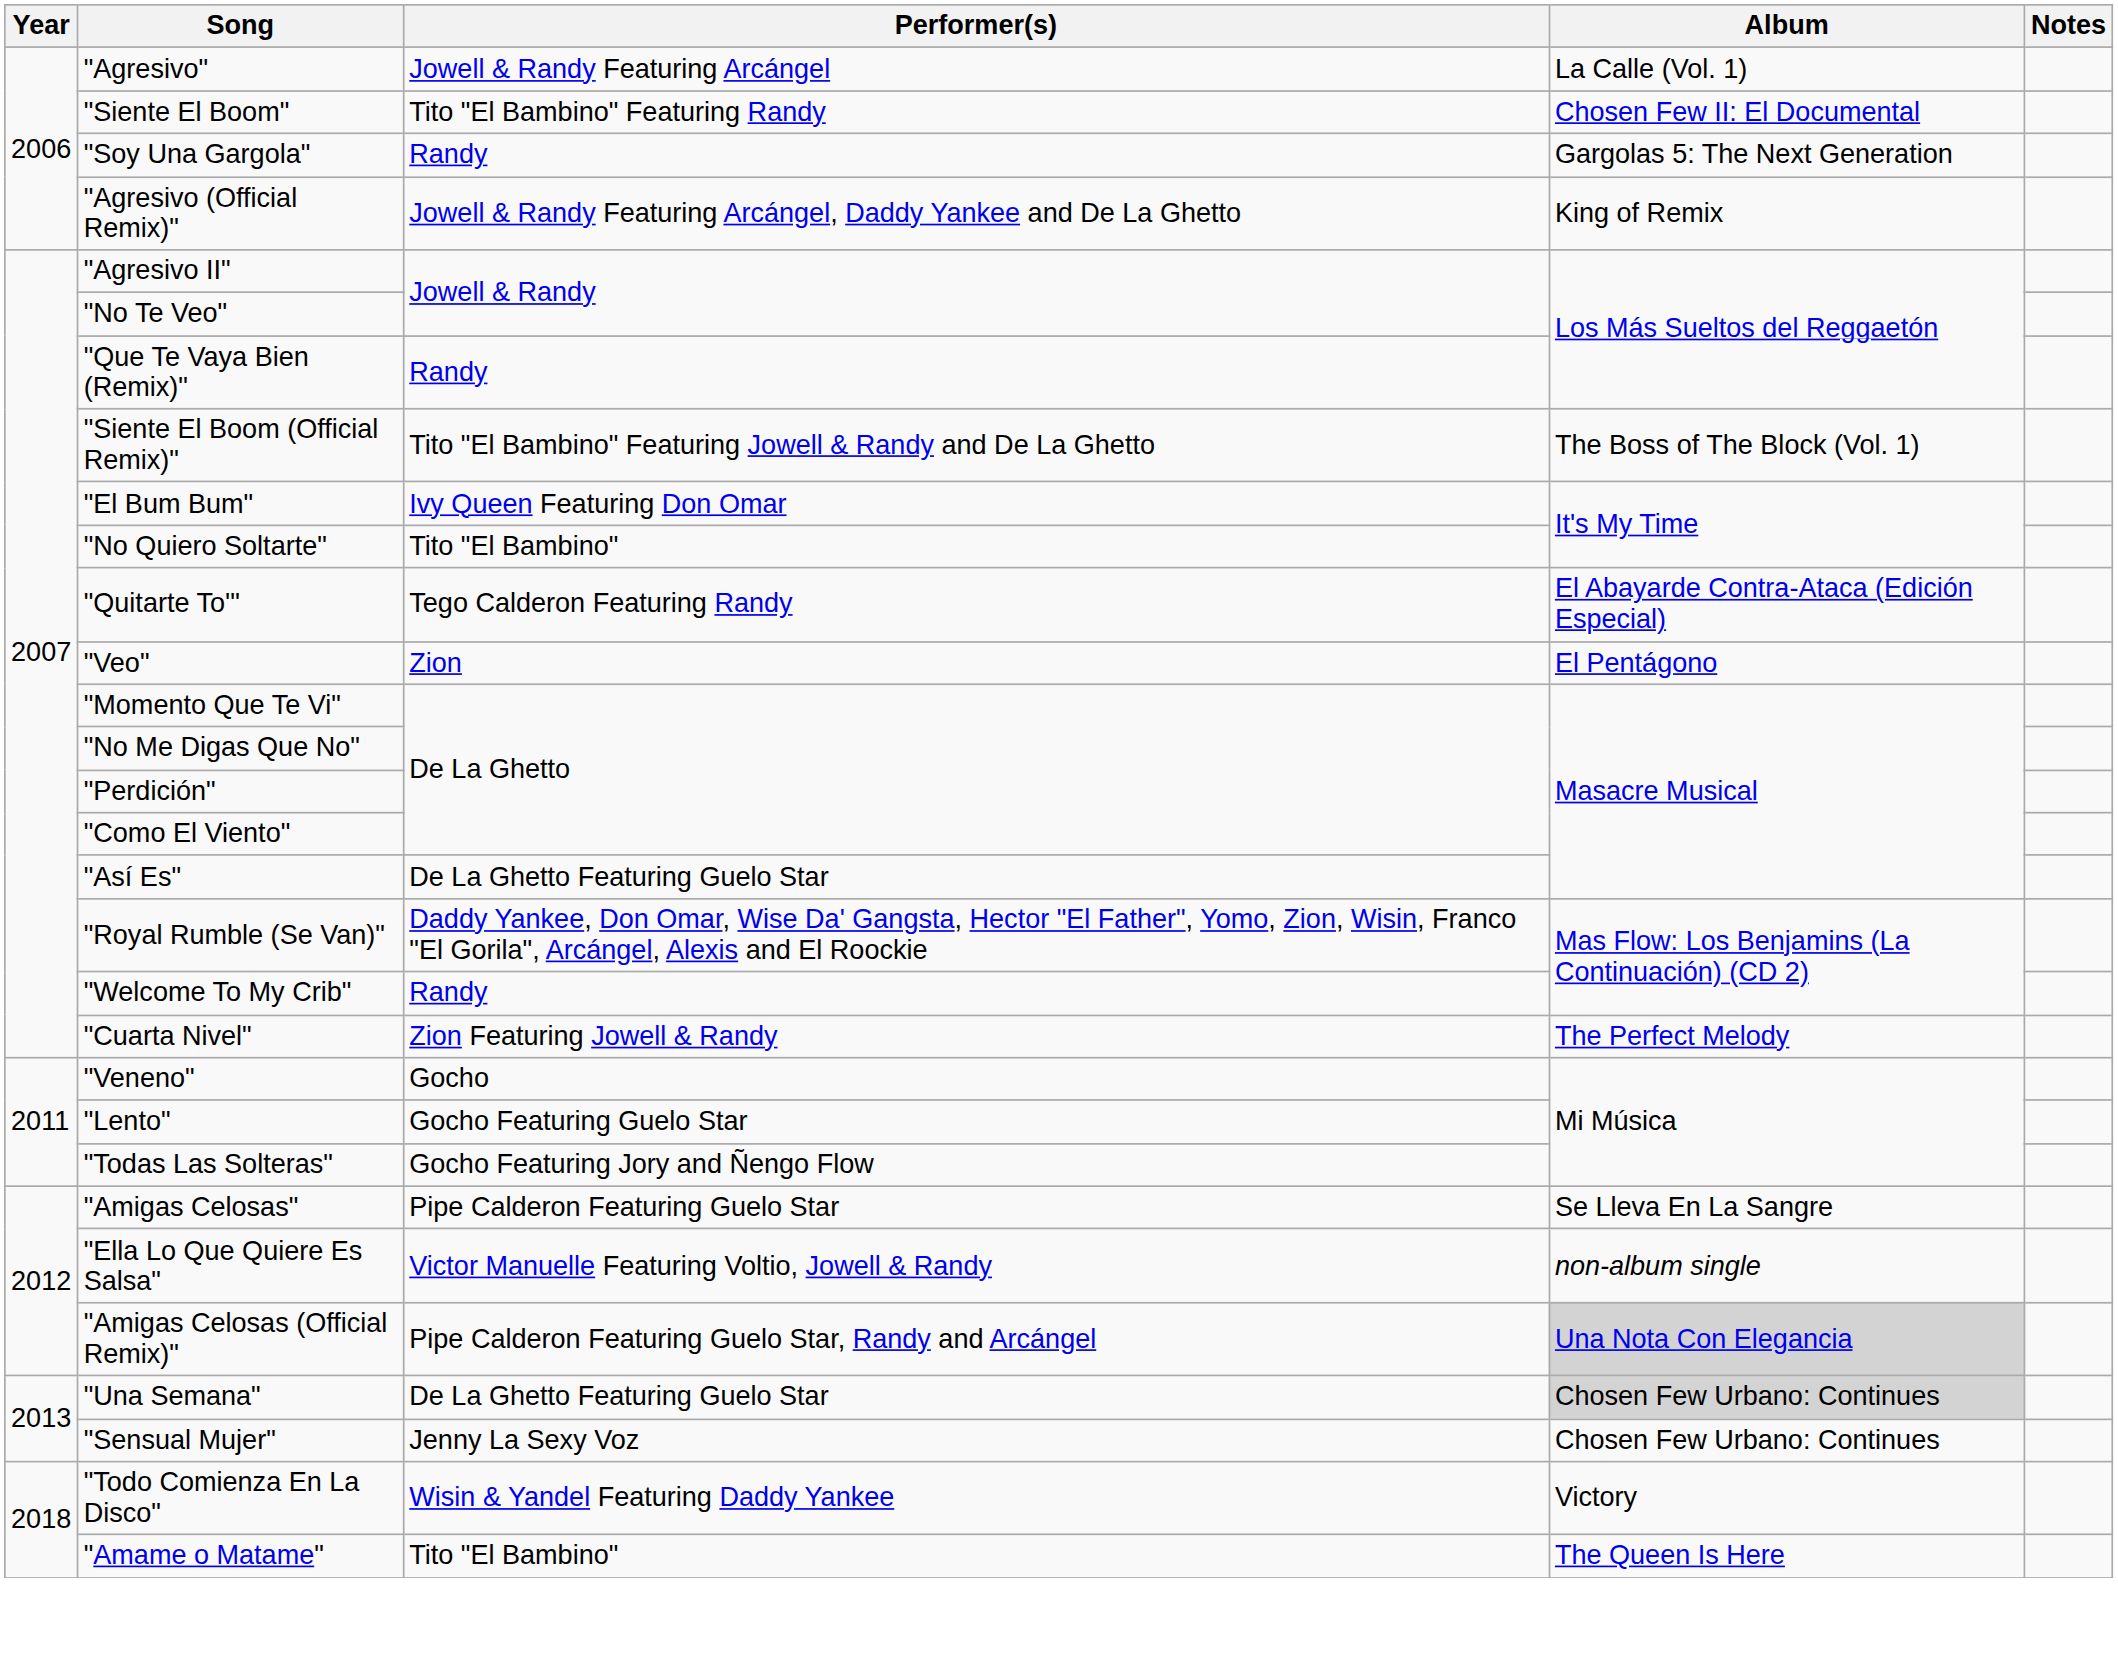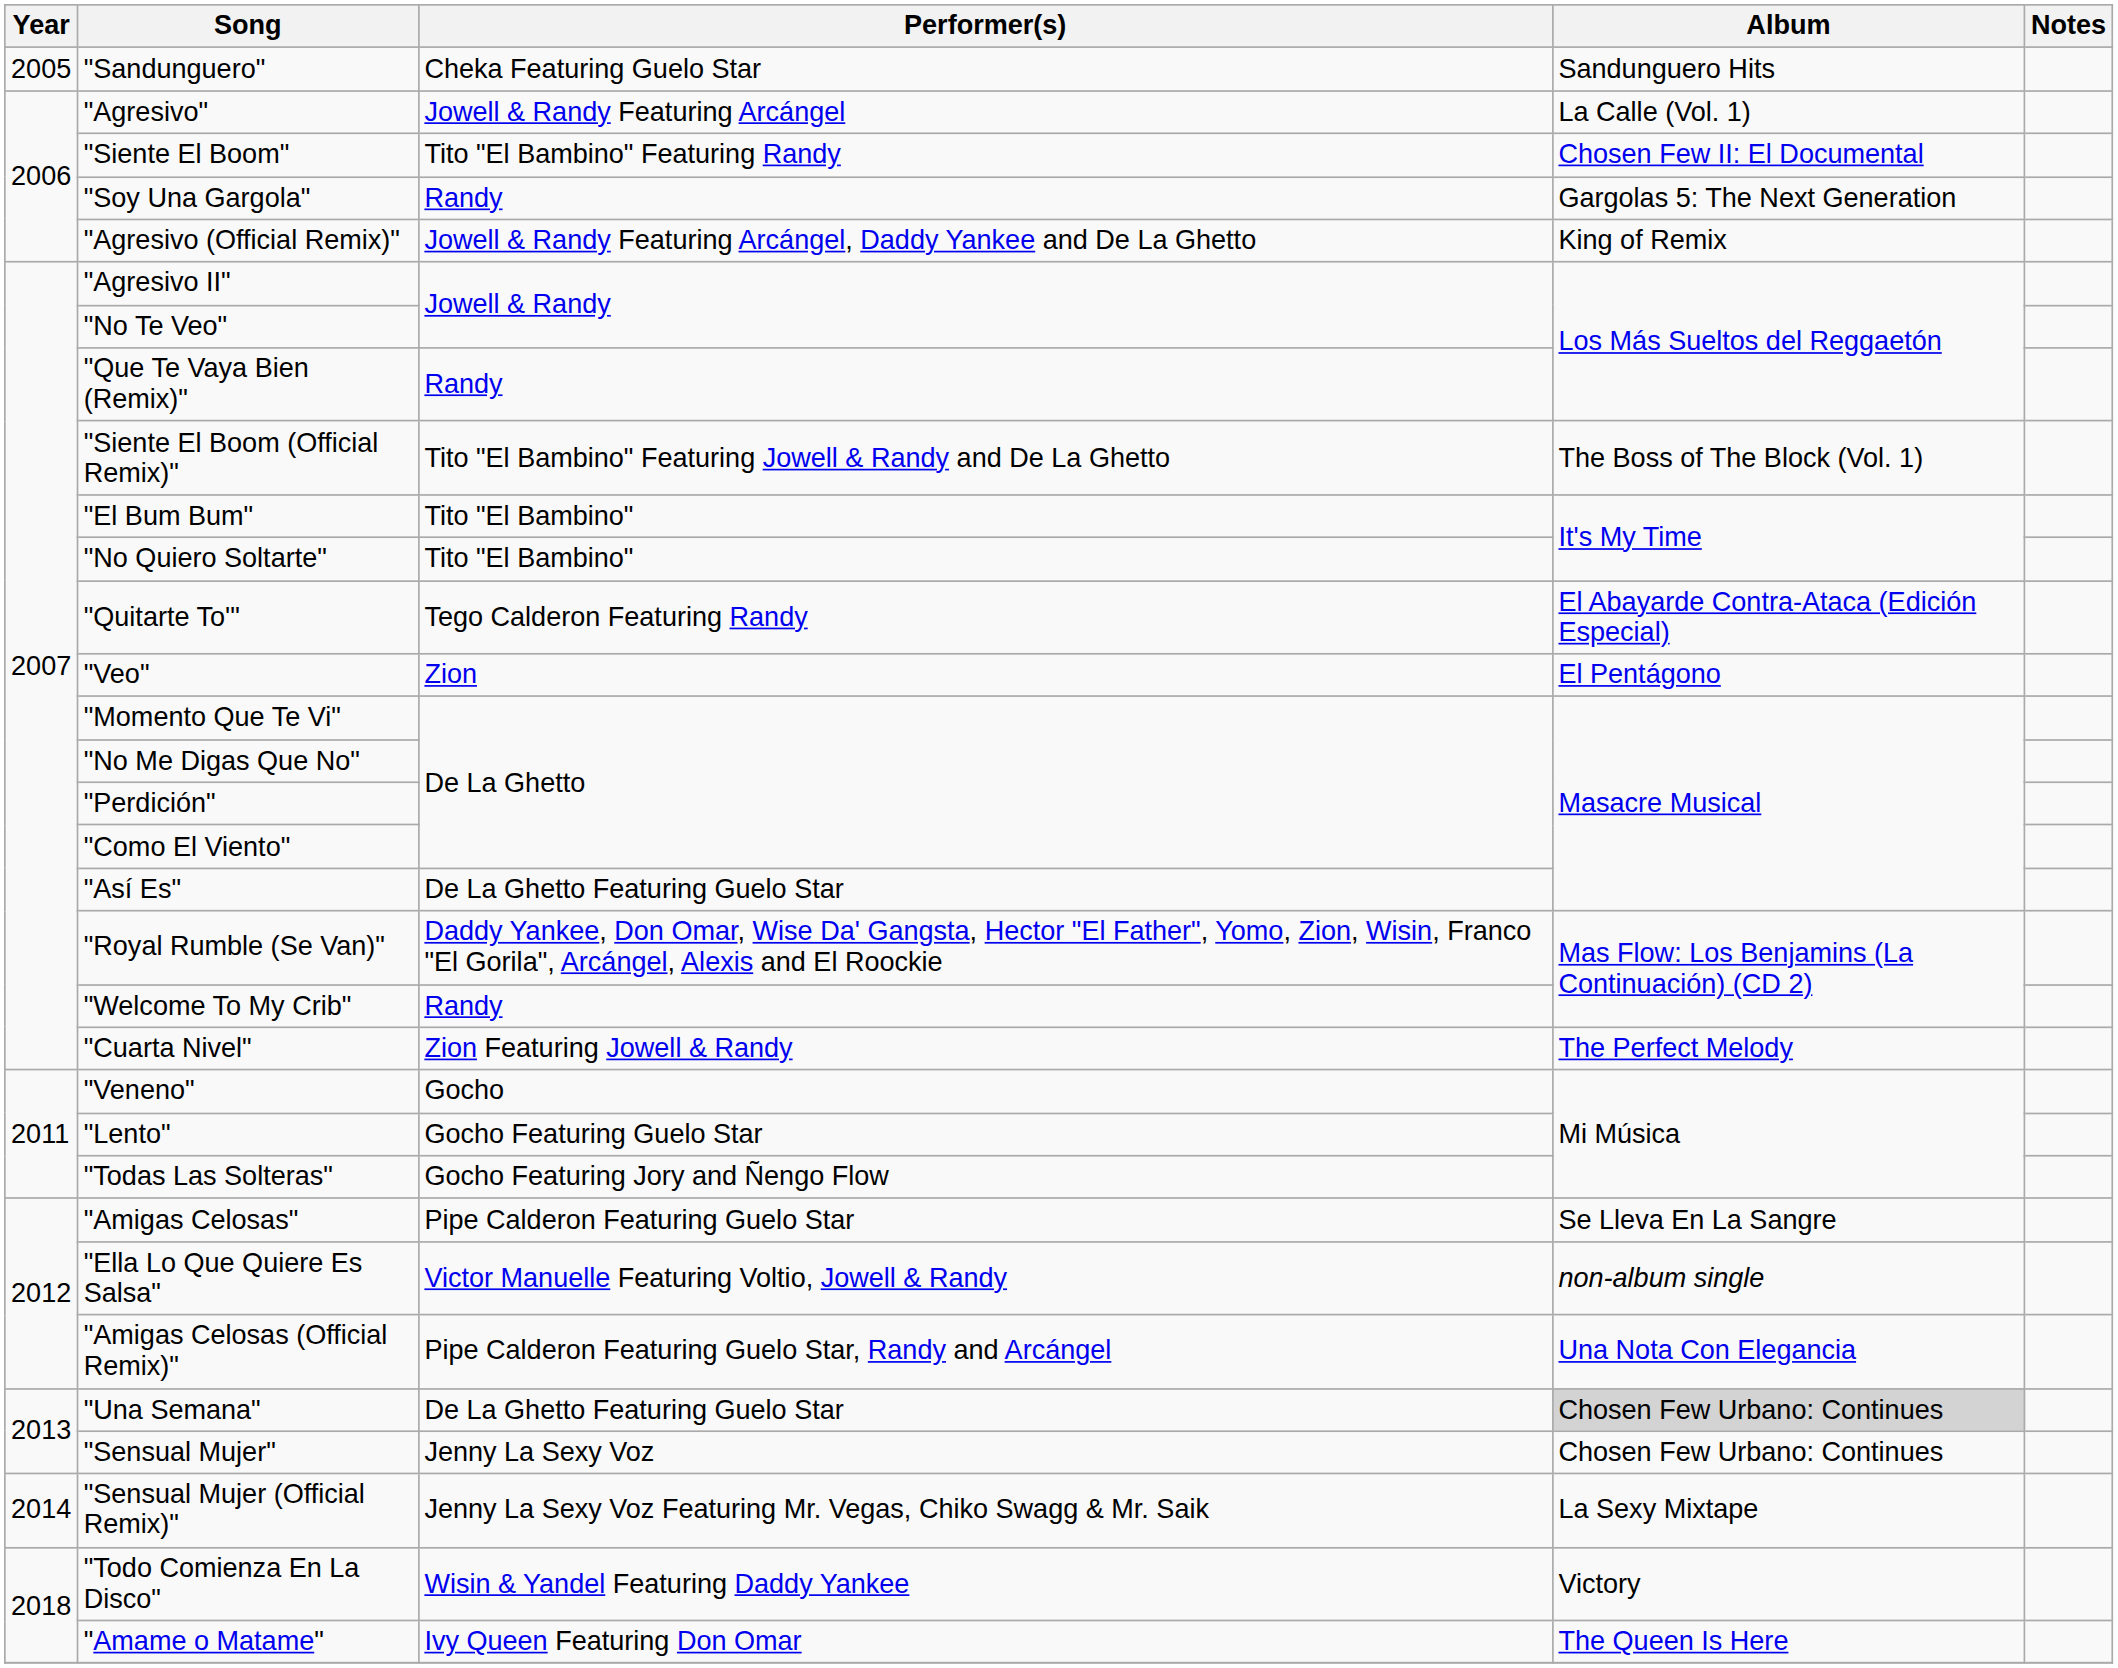+ row: (174, 68)
(598, 503) Ivy Queen Featuring Don Omar -> (529, 515) Tito "El Bambino"
(1704, 1338) lightgrey background -> (1707, 1351) no background
+ row: (224, 1510)
(514, 1555) Tito "El Bambino" -> (613, 1641) Ivy Queen Featuring Don Omar
